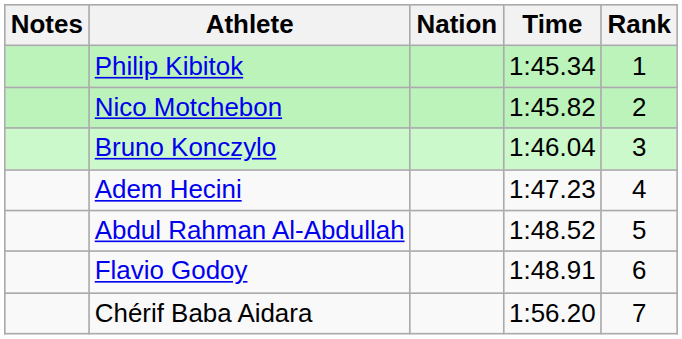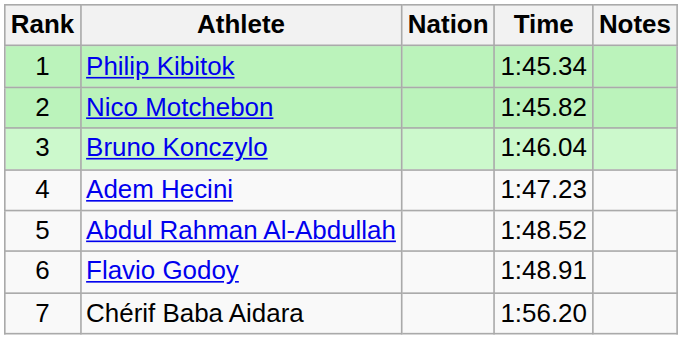columns swapped: (639, 25) <-> (47, 25)
